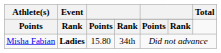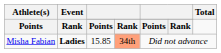(101, 41) 15.80 -> (101, 41) 15.85
(127, 41) no background -> (127, 41) lightsalmon background
